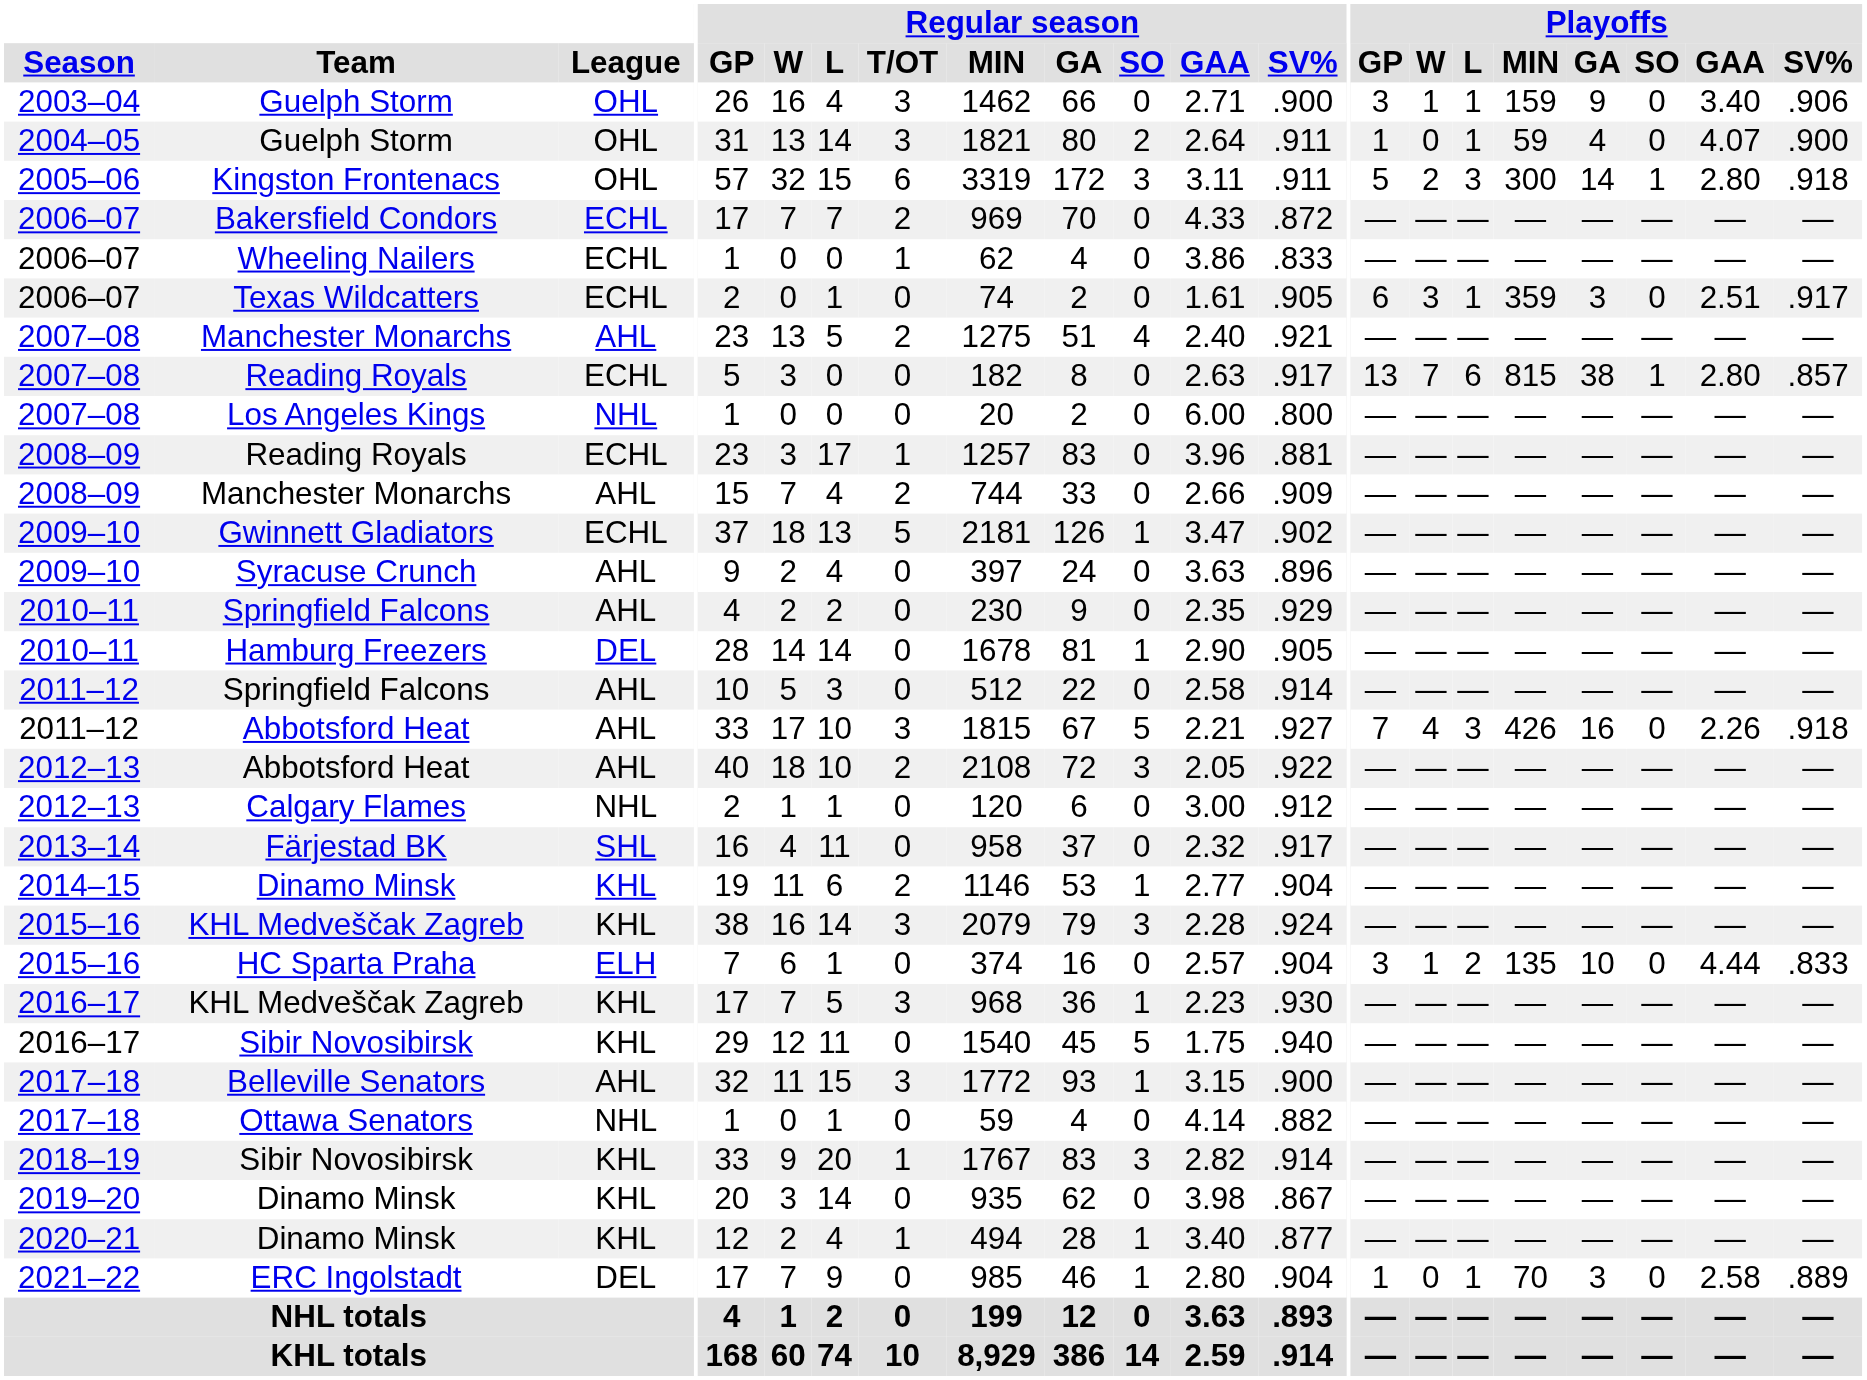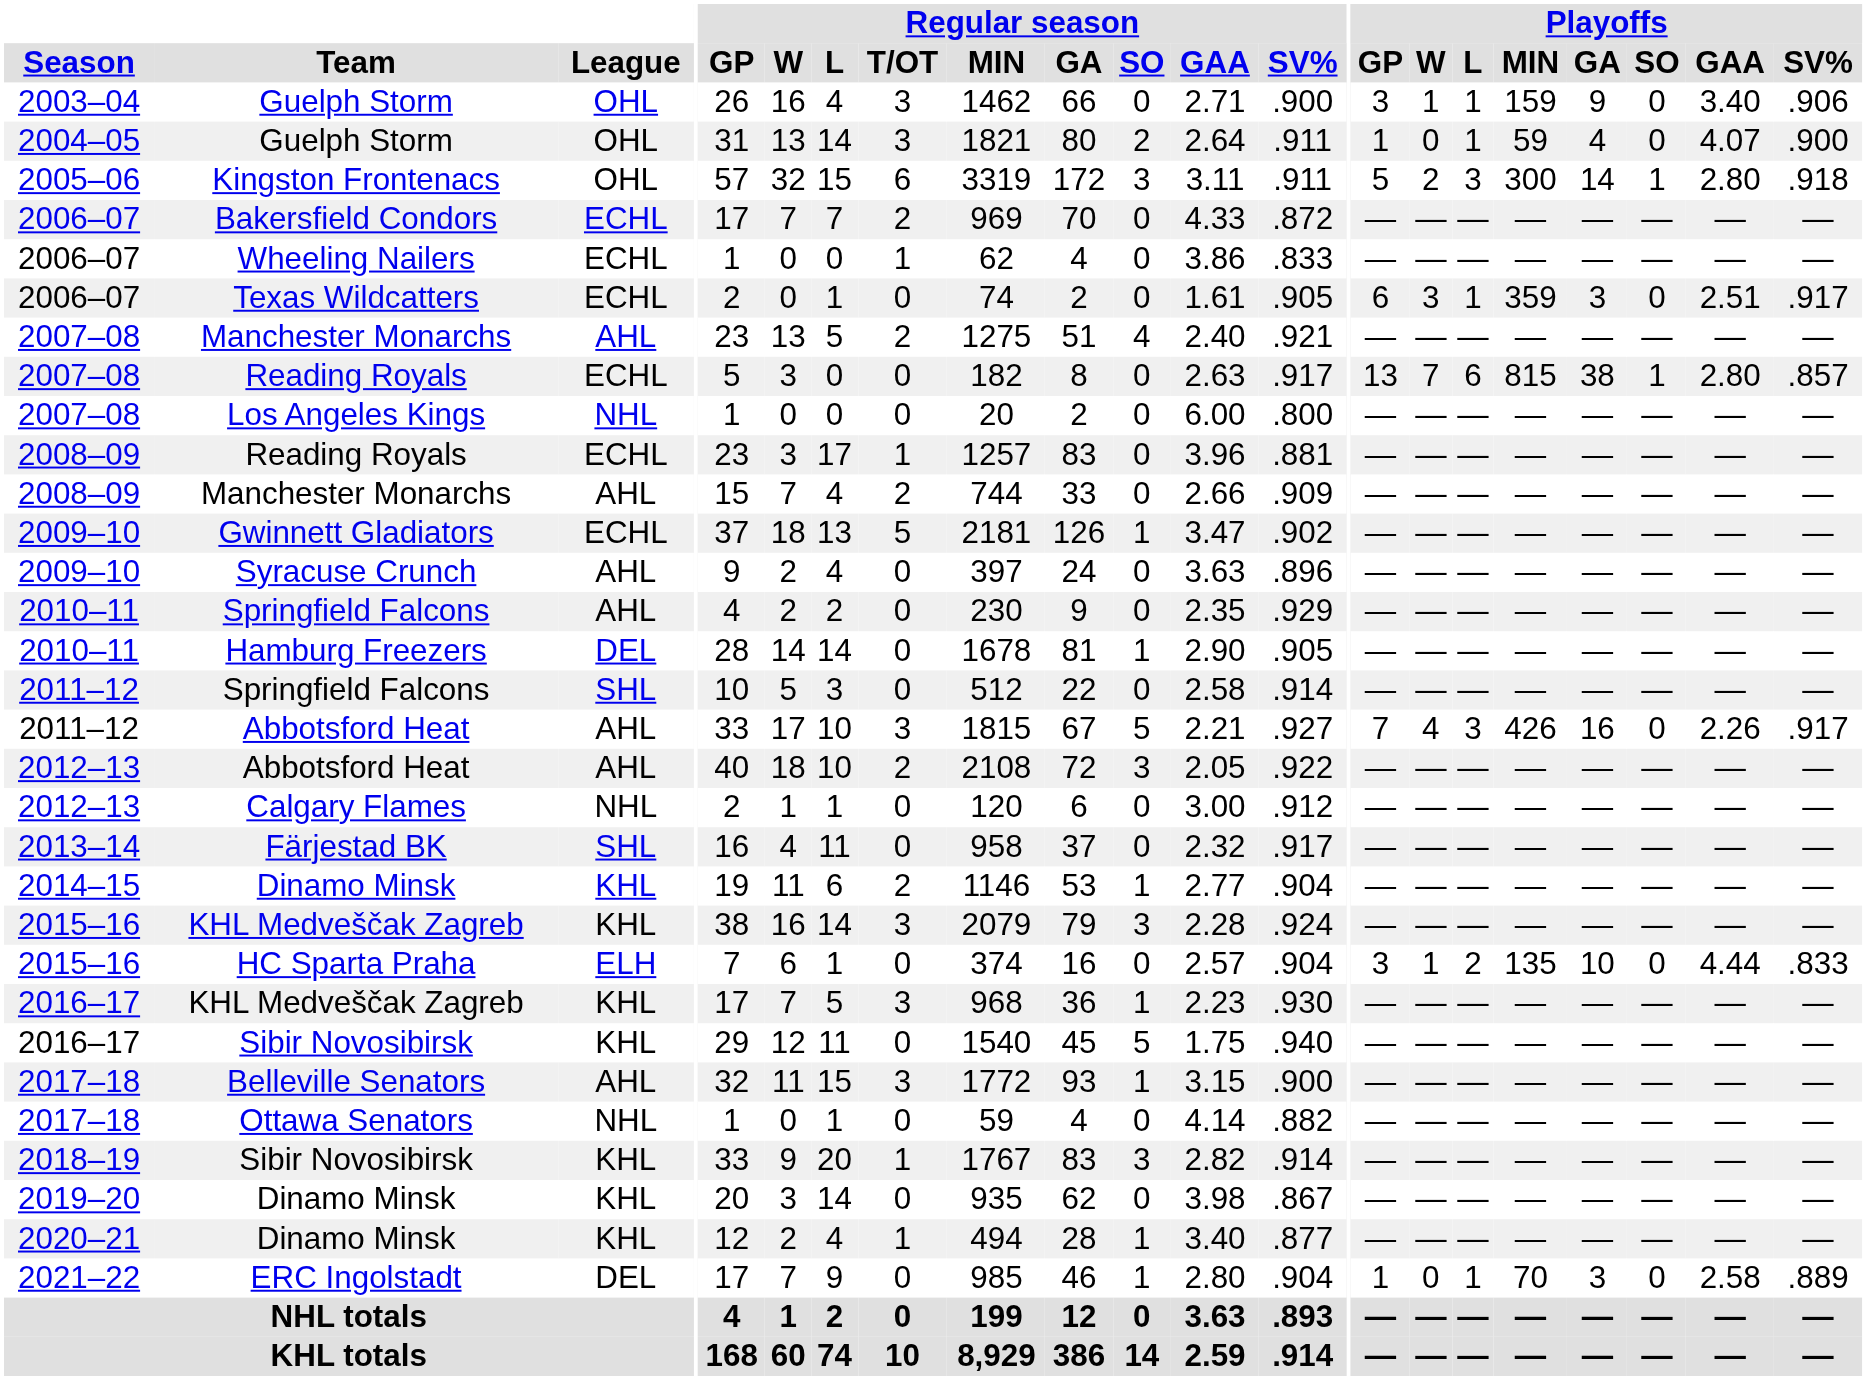(626, 689) AHL -> (626, 689) SHL
(1818, 728) .918 -> (1818, 728) .917
